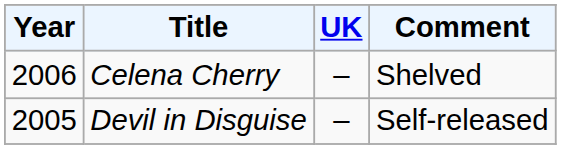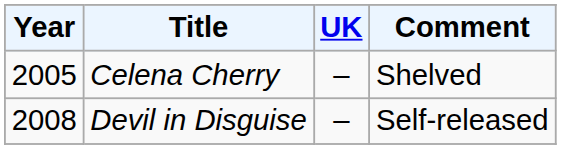(44, 74) 2006 -> (44, 74) 2005
(44, 120) 2005 -> (44, 120) 2008
